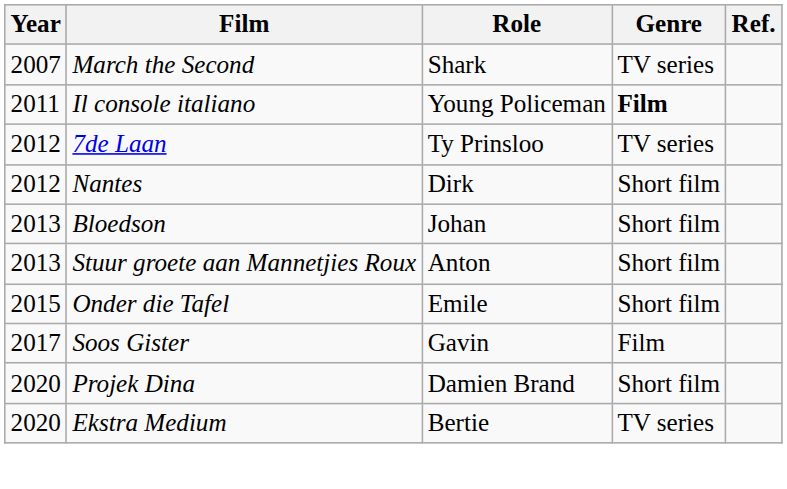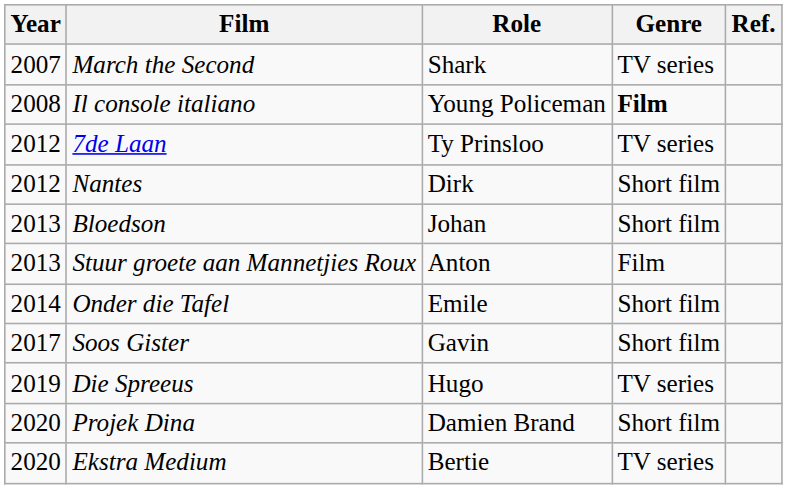(35, 104) 2011 -> (36, 104) 2008
(669, 263) Short film -> (641, 263) Film
(36, 303) 2015 -> (36, 303) 2014
(641, 343) Film -> (669, 343) Short film
+ row: (133, 382)
